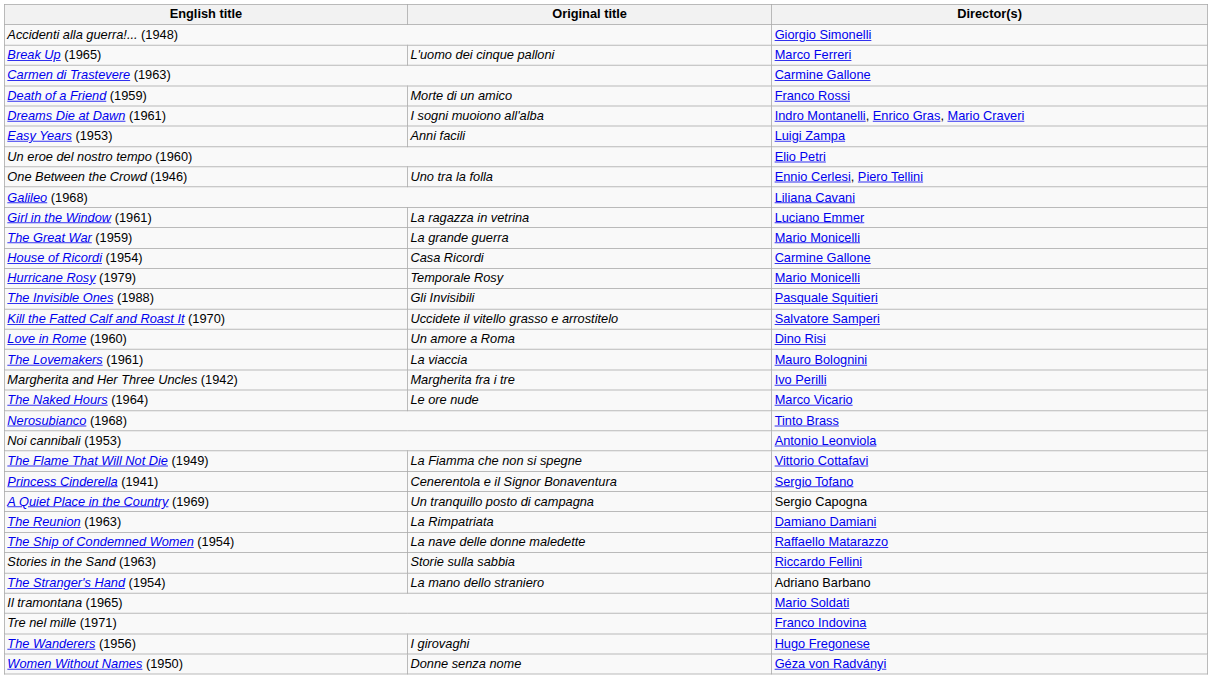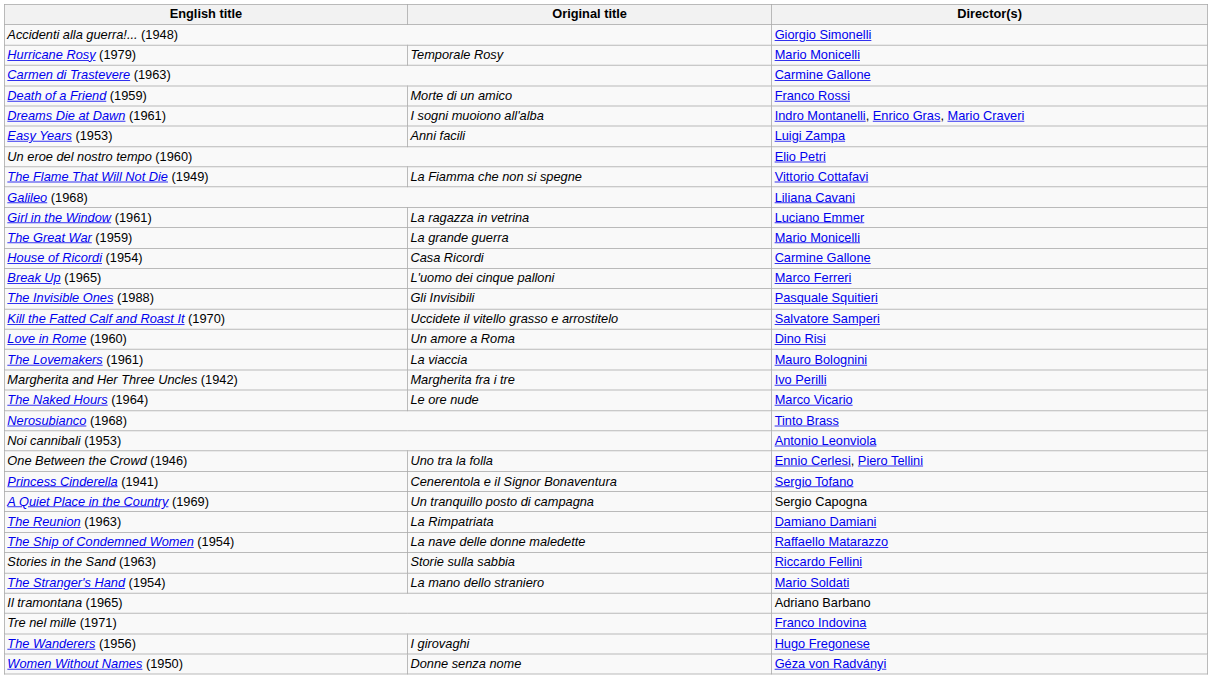rows swapped: (54, 55) <-> (72, 278)
rows swapped: (108, 461) <-> (97, 177)
(823, 583) Adriano Barbano -> (812, 583) Mario Soldati
(812, 603) Mario Soldati -> (823, 603) Adriano Barbano
